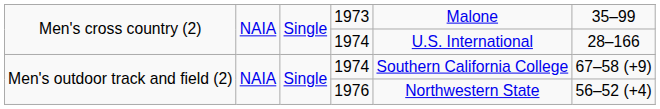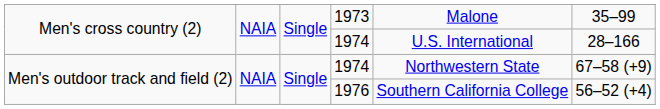(472, 66) Southern California College -> (472, 66) Northwestern State
(472, 91) Northwestern State -> (472, 91) Southern California College
